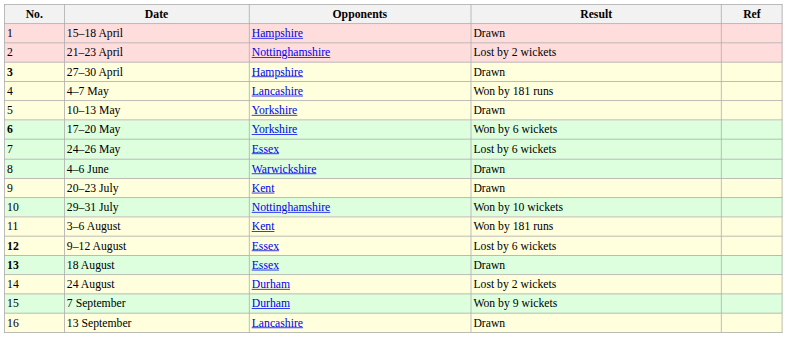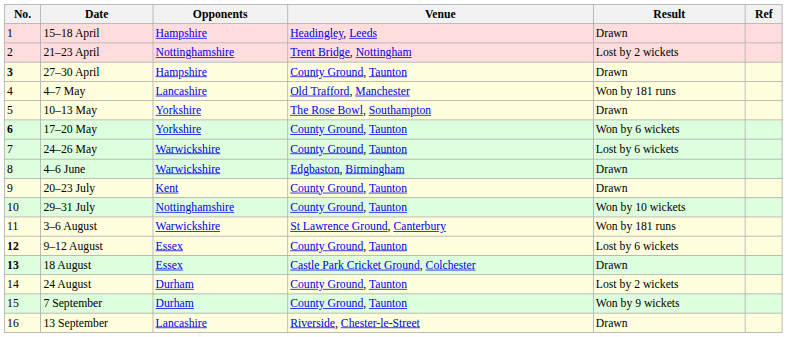+ column: (440, 14)
(265, 149) Essex -> (188, 149) Warwickshire
(263, 226) Kent -> (188, 226) Warwickshire
